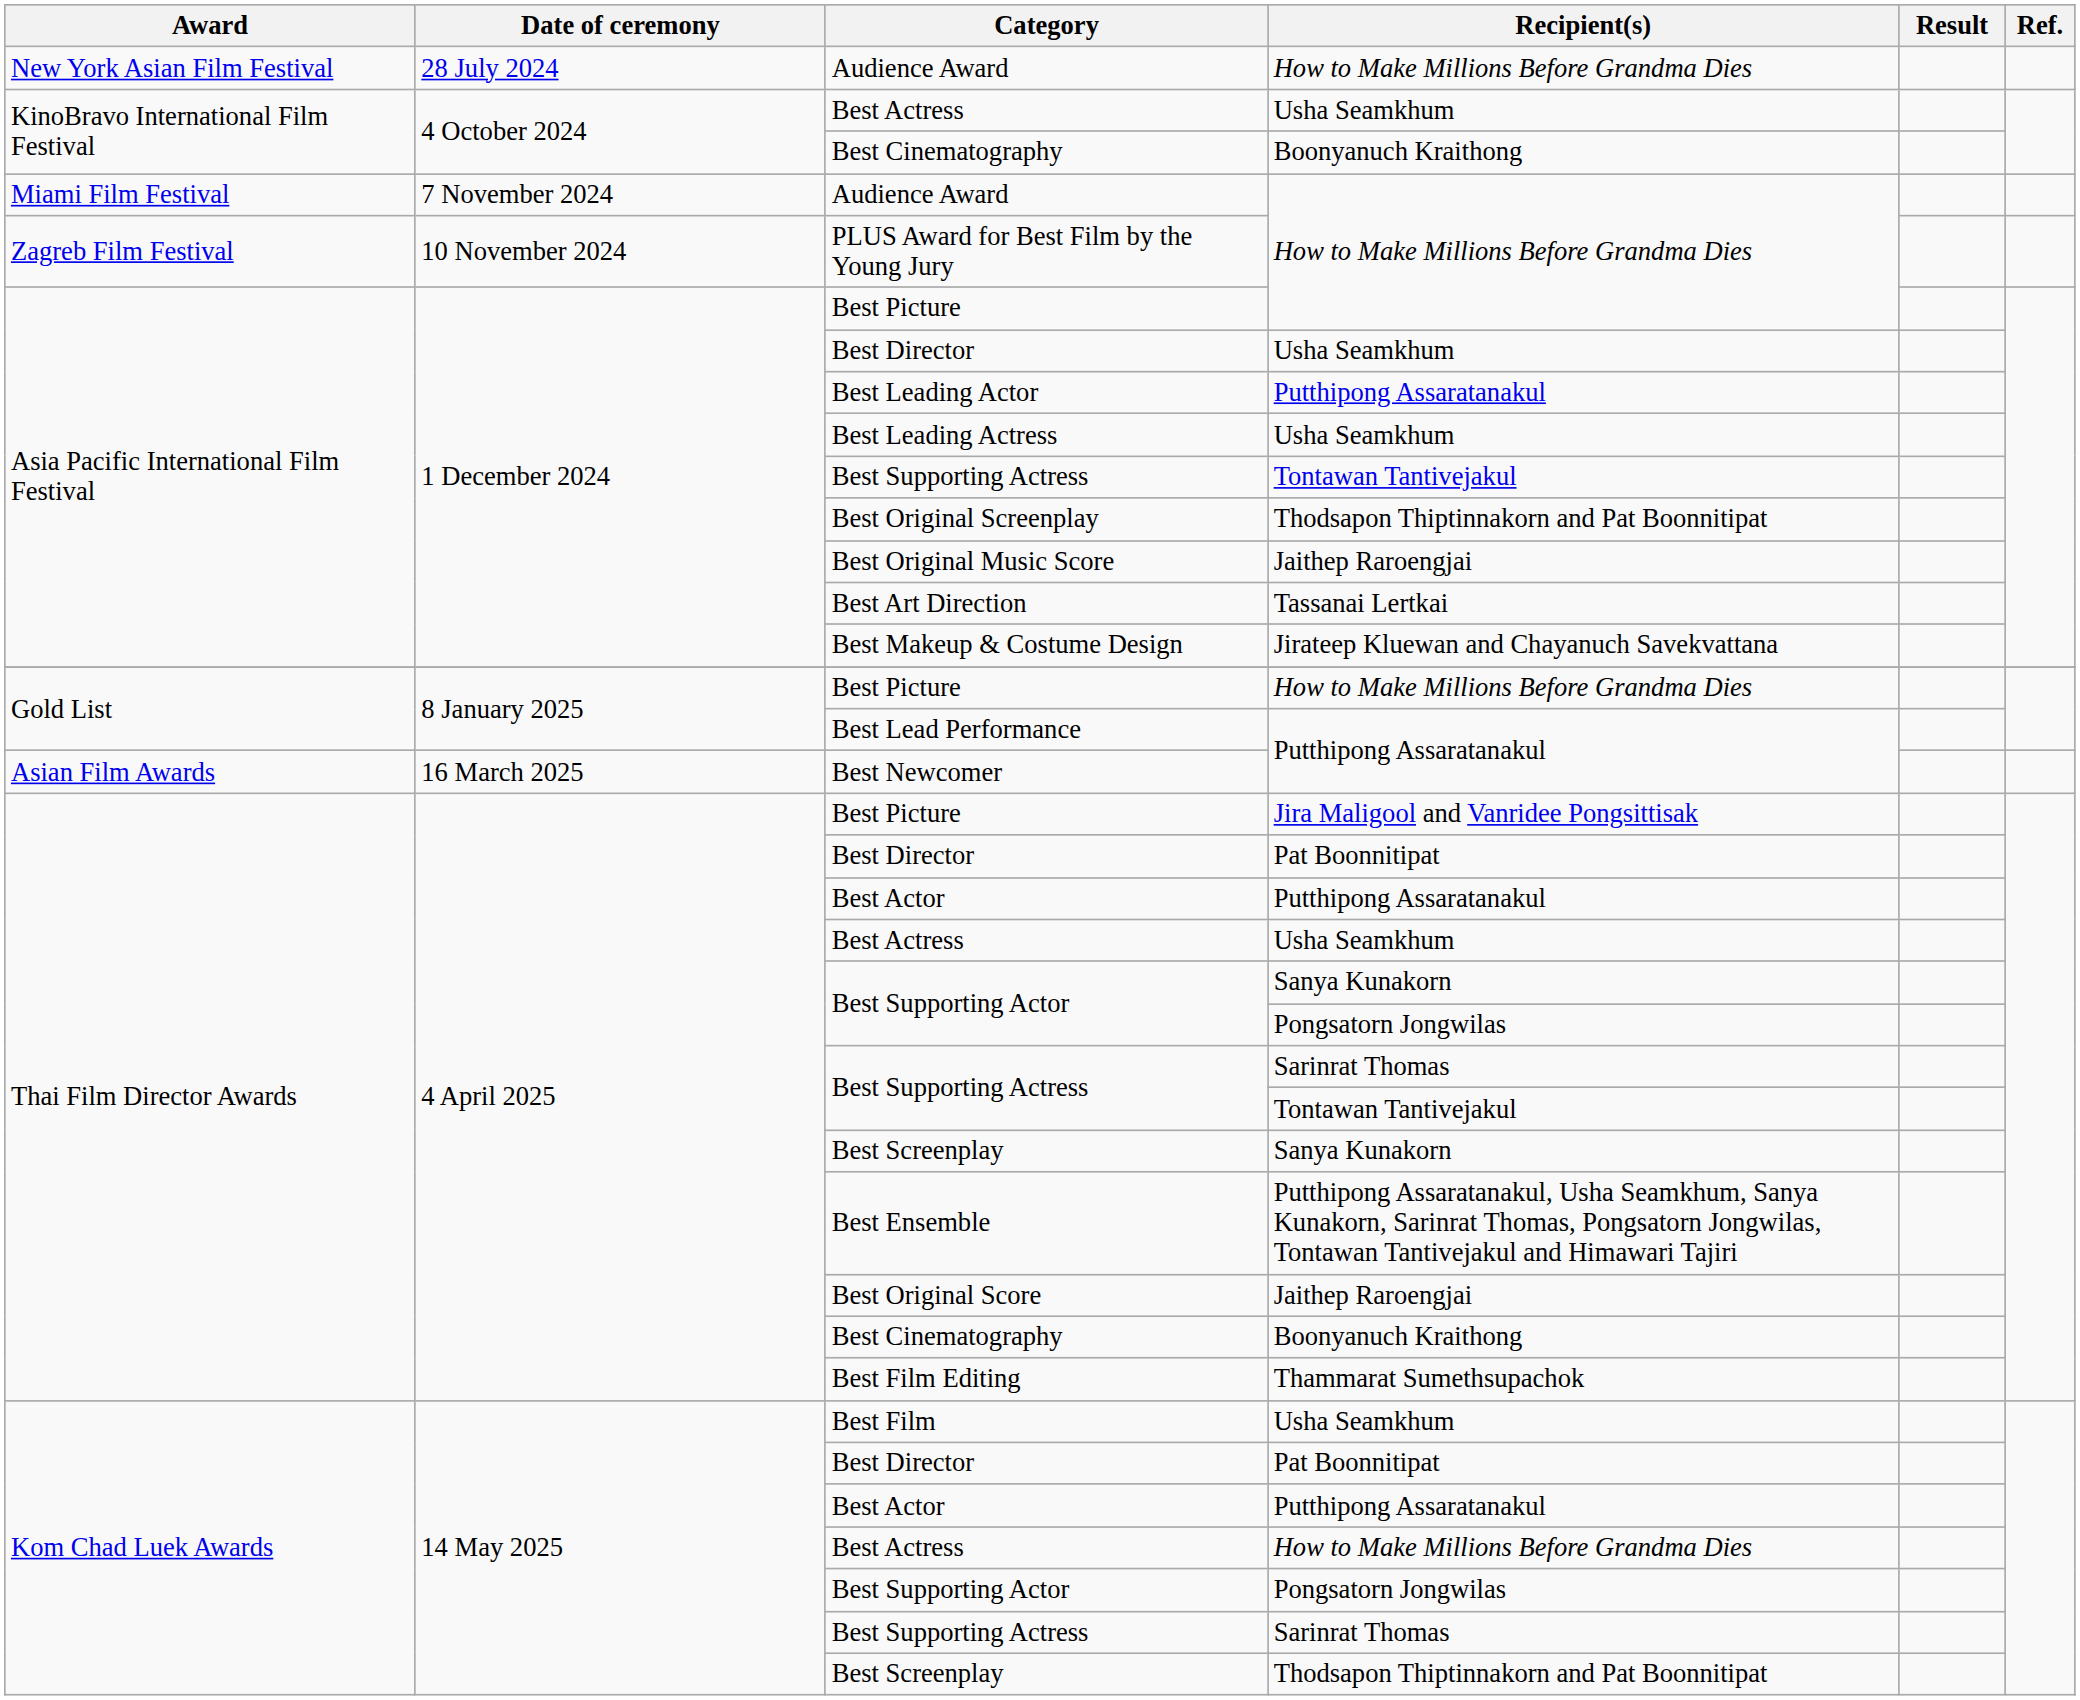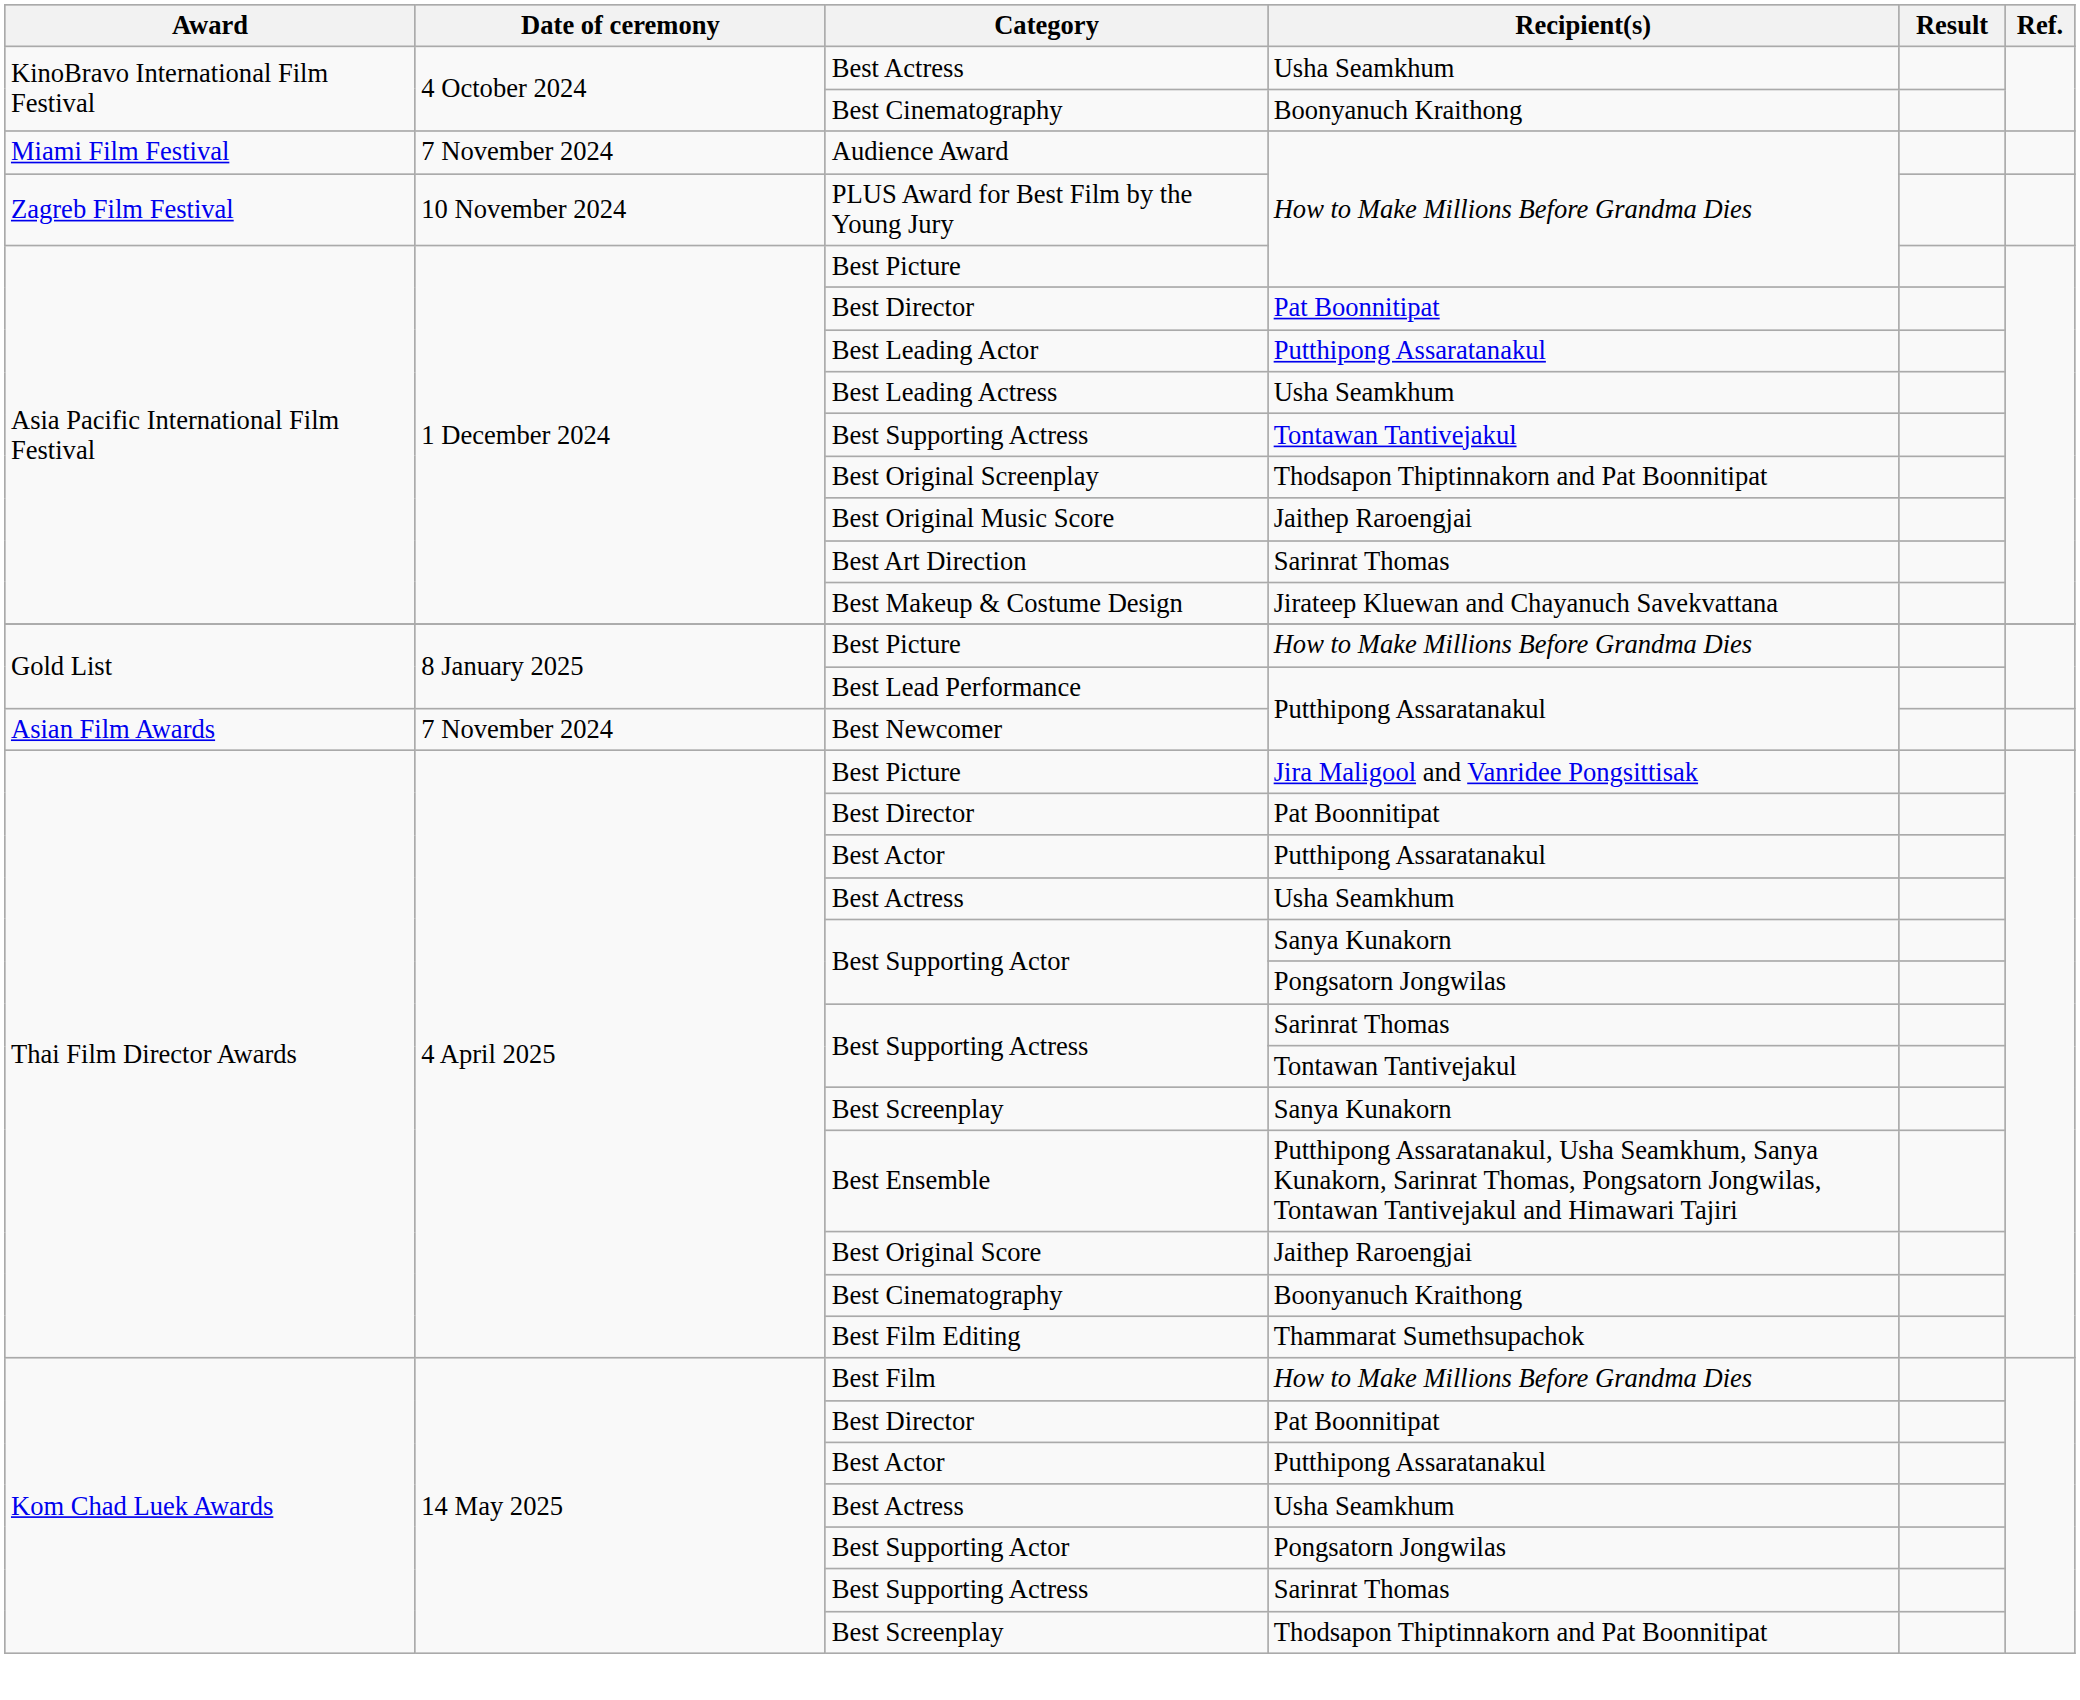- row: (172, 67)
(1364, 350) Usha Seamkhum -> (1357, 308) Pat Boonnitipat
(1361, 603) Tassanai Lertkai -> (1362, 560) Sarinrat Thomas
(502, 771) 16 March 2025 -> (517, 729) 7 November 2024
(1364, 1420) Usha Seamkhum -> (1513, 1378) How to Make Millions Before Grandma Dies
(1513, 1547) How to Make Millions Before Grandma Dies -> (1364, 1505) Usha Seamkhum
